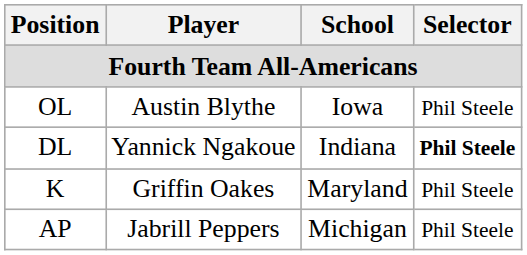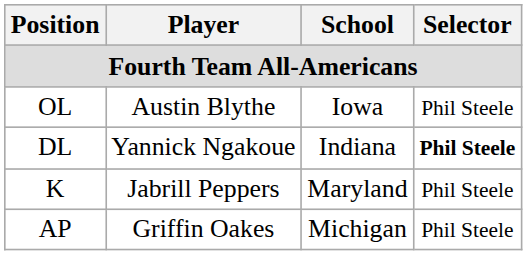(203, 188) Griffin Oakes -> (203, 188) Jabrill Peppers
(203, 229) Jabrill Peppers -> (203, 229) Griffin Oakes
